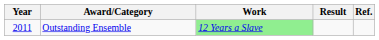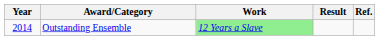(22, 27) 2011 -> (22, 27) 2014
